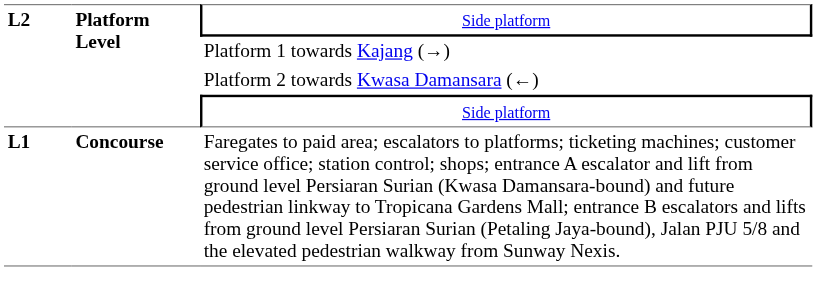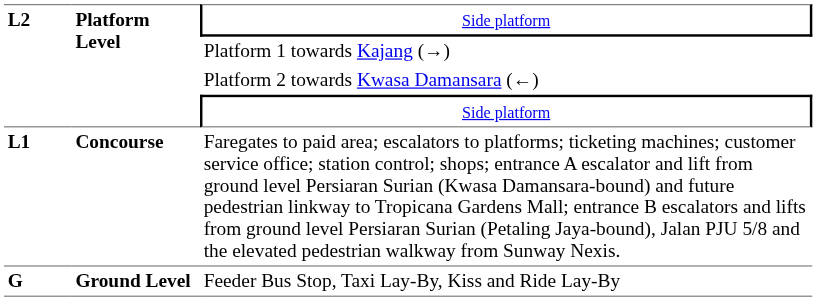+ row: (15, 280)
